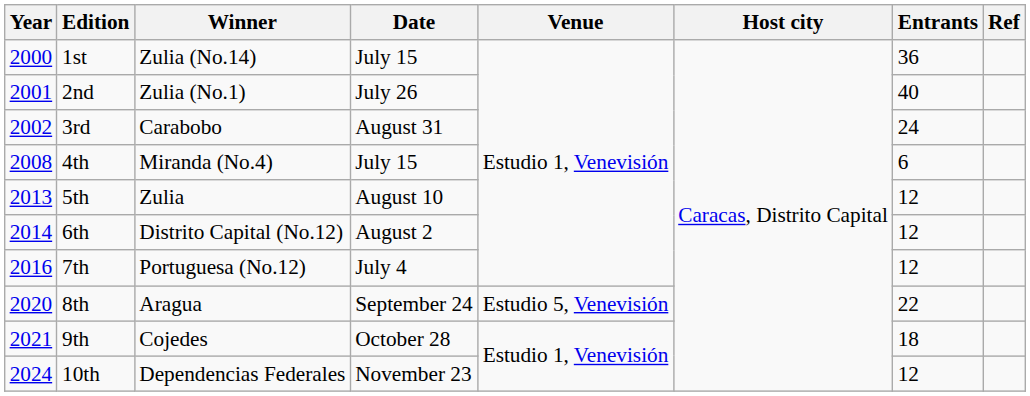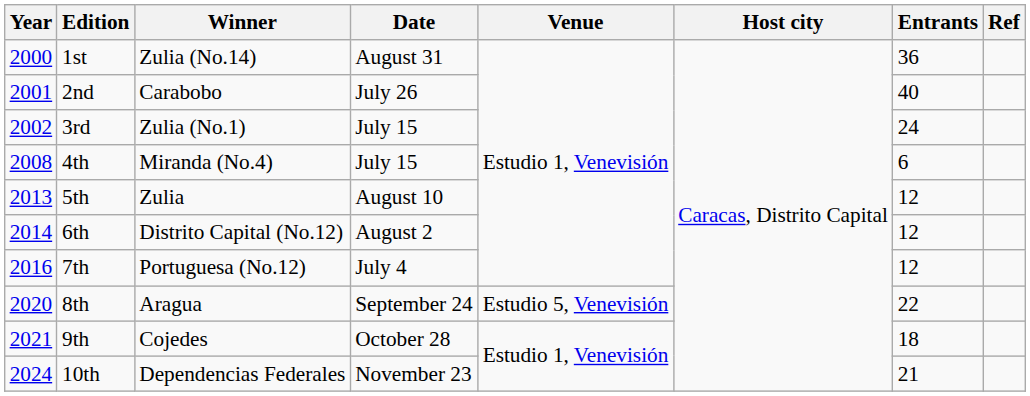(386, 57) July 15 -> (399, 57) August 31
(192, 92) Zulia (No.1) -> (181, 92) Carabobo
(181, 127) Carabobo -> (192, 127) Zulia (No.1)
(399, 127) August 31 -> (386, 127) July 15
(908, 373) 12 -> (908, 373) 21
